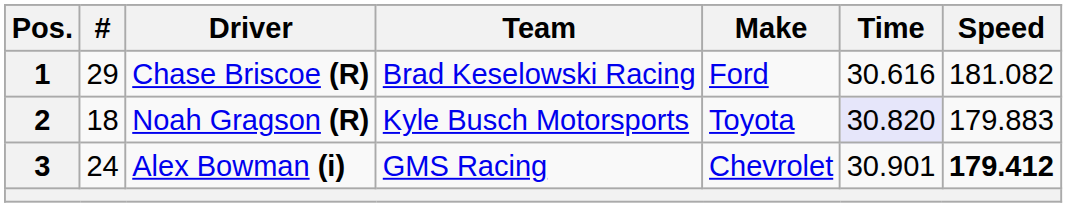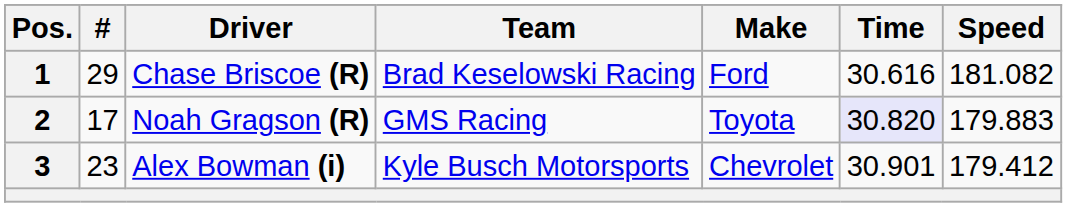(103, 120) 18 -> (103, 120) 17
(536, 120) Kyle Busch Motorsports -> (465, 120) GMS Racing
(103, 166) 24 -> (103, 166) 23
(465, 166) GMS Racing -> (536, 166) Kyle Busch Motorsports
(1001, 166) bold -> (1001, 166) normal
